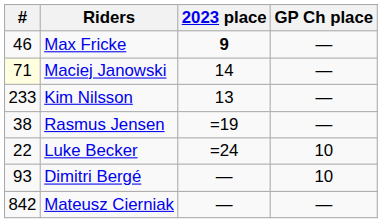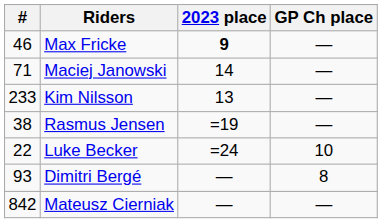(22, 71) lightyellow background -> (22, 71) no background
(324, 177) 10 -> (324, 177) 8
